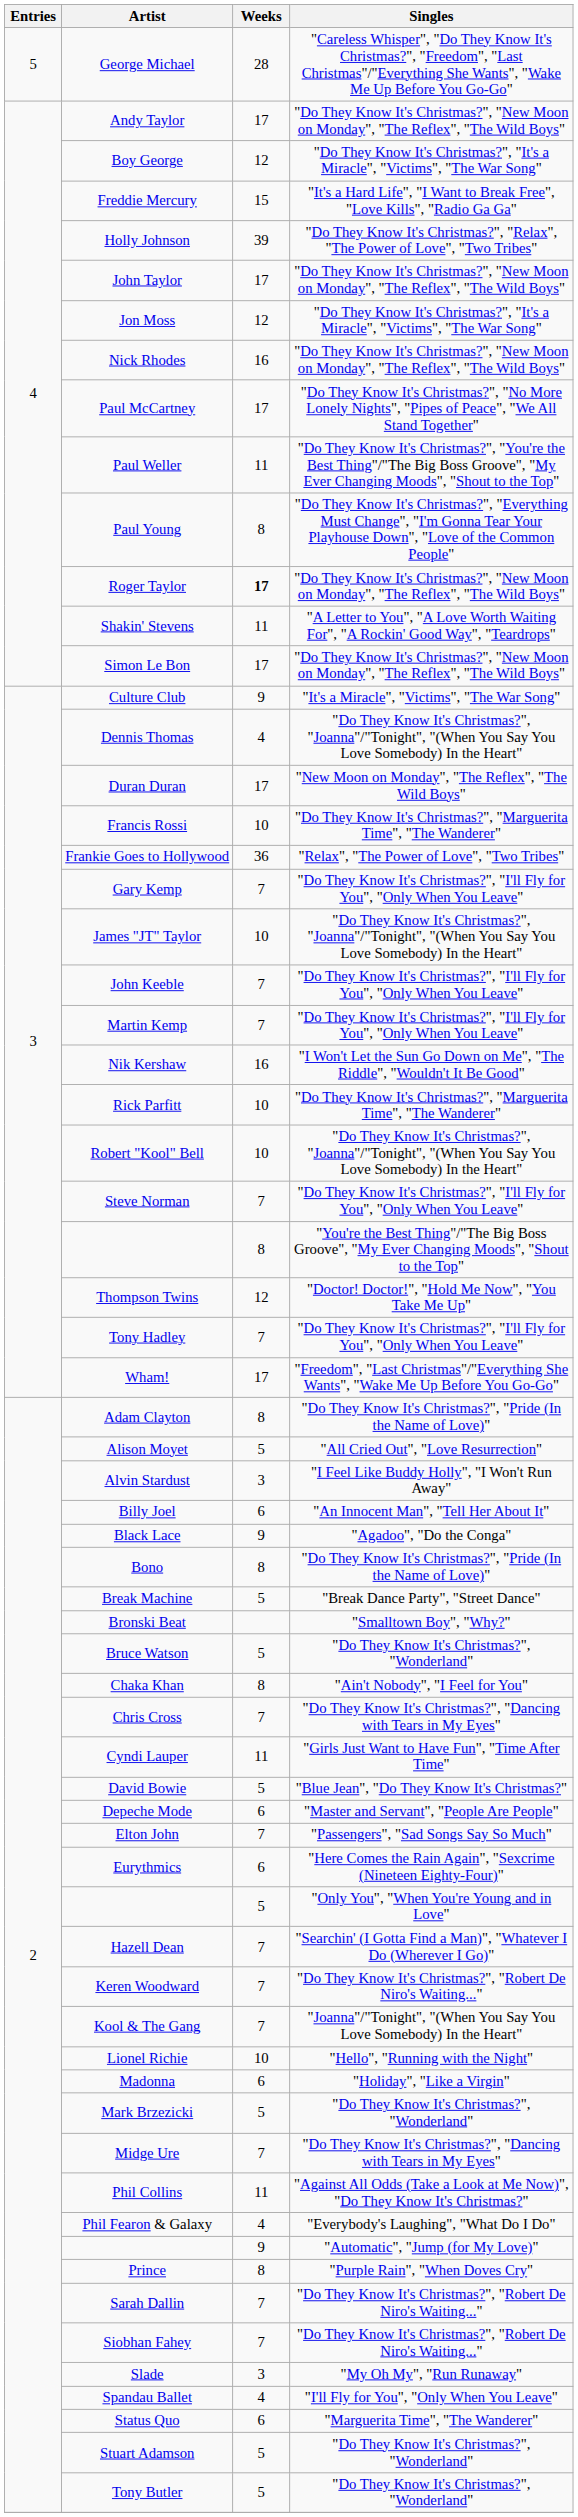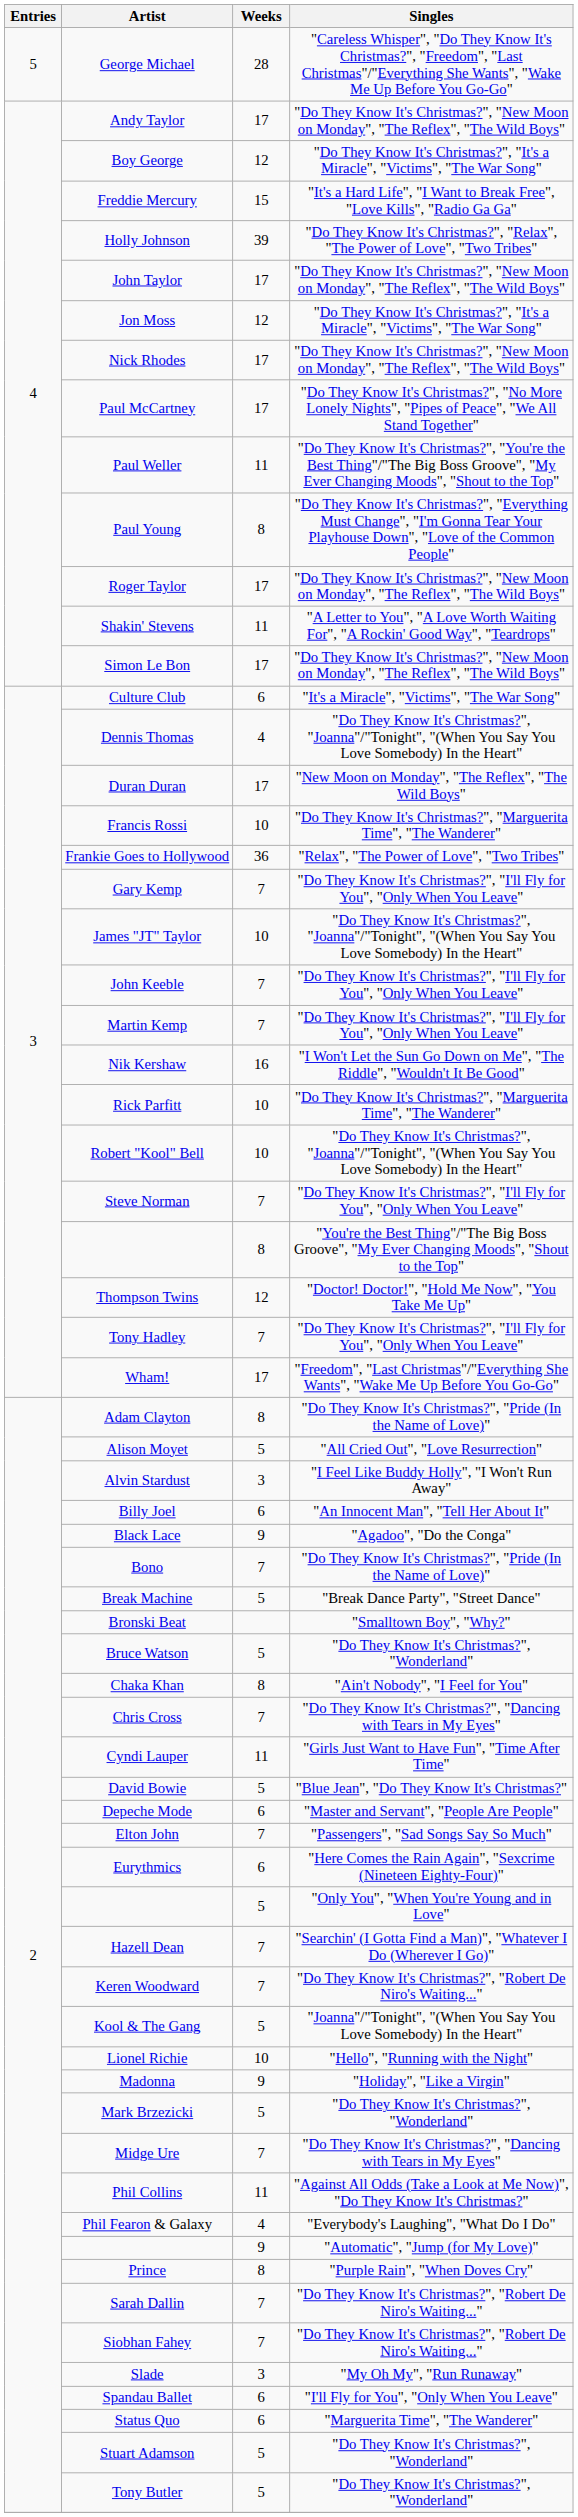(261, 360) 16 -> (261, 360) 17
(261, 586) bold -> (261, 586) normal
(261, 697) 9 -> (261, 697) 6
(261, 1567) 8 -> (261, 1567) 7
(261, 2026) 7 -> (261, 2026) 5
(261, 2081) 6 -> (261, 2081) 9
(261, 2397) 4 -> (261, 2397) 6
